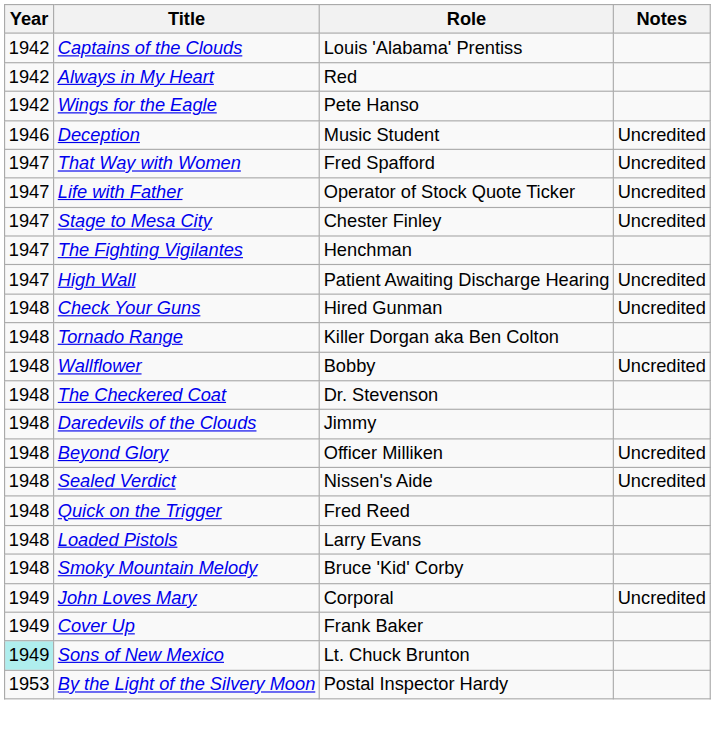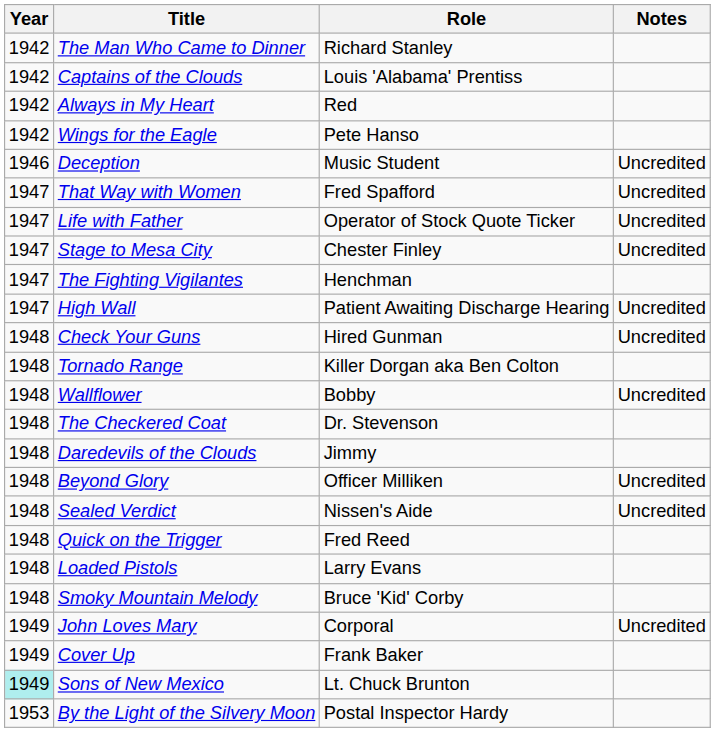+ row: (181, 47)
